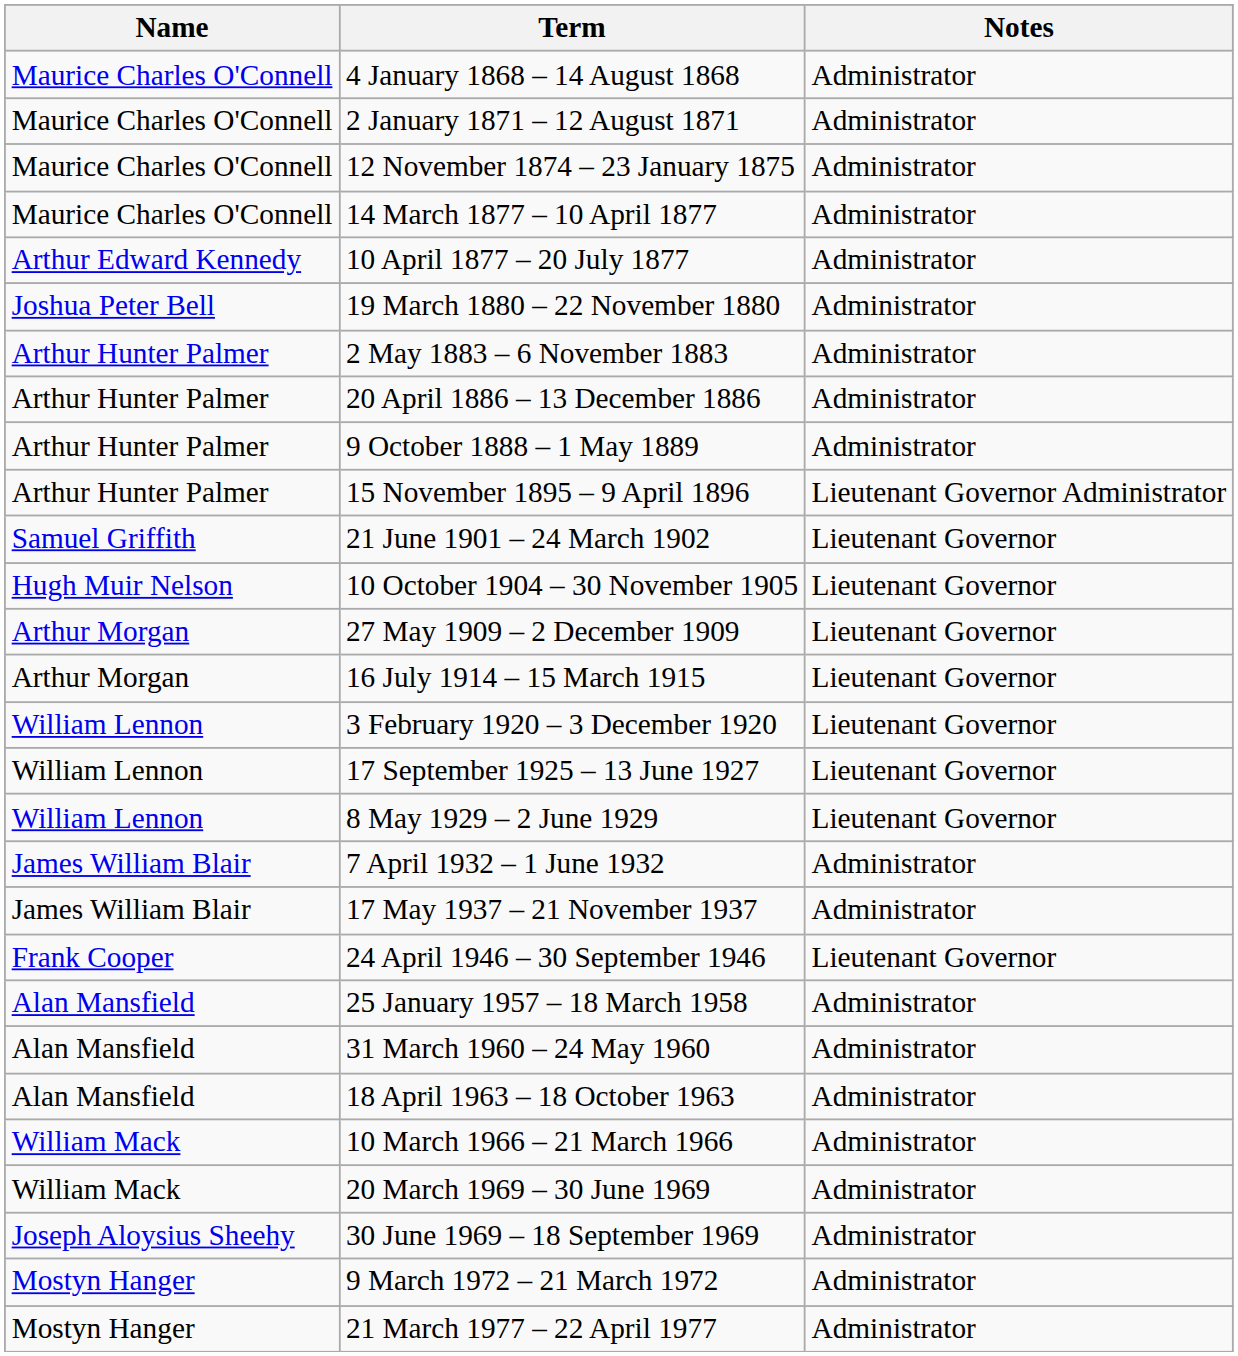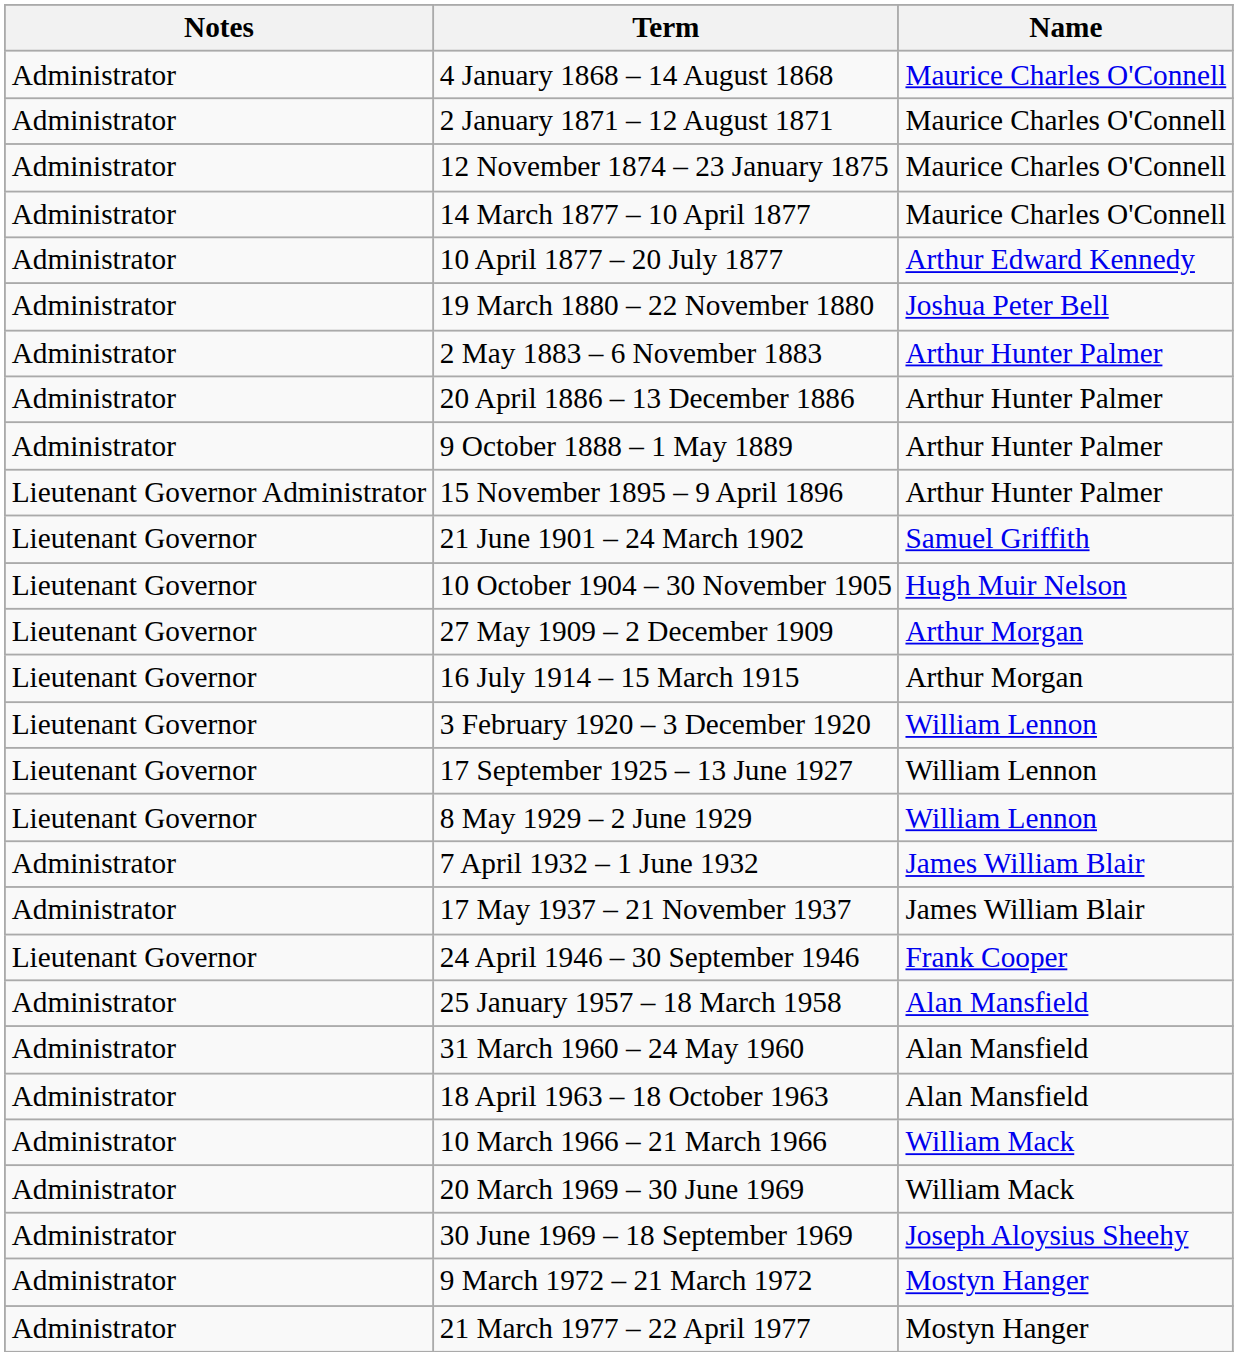columns swapped: (172, 27) <-> (1019, 27)
